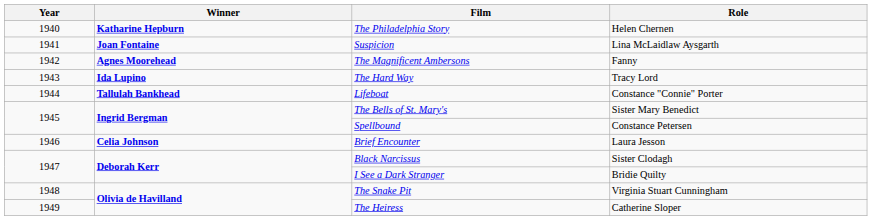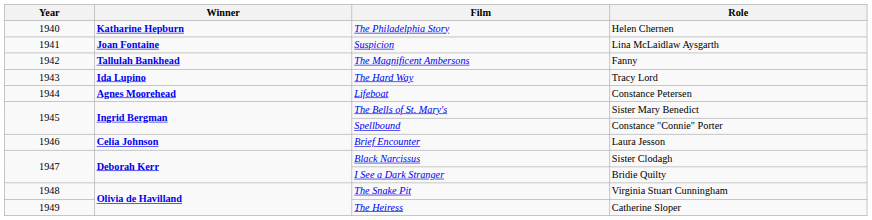(136, 61) Agnes Moorehead -> (138, 61) Tallulah Bankhead
(138, 93) Tallulah Bankhead -> (136, 93) Agnes Moorehead
(667, 93) Constance "Connie" Porter -> (652, 93) Constance Petersen
(652, 126) Constance Petersen -> (667, 126) Constance "Connie" Porter
